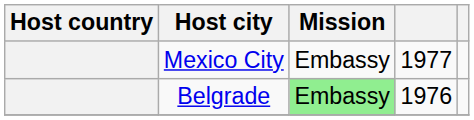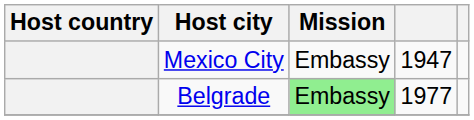(426, 59) 1977 -> (426, 59) 1947
(426, 96) 1976 -> (426, 96) 1977
